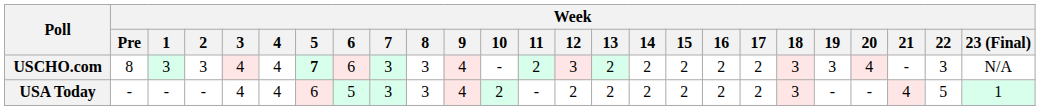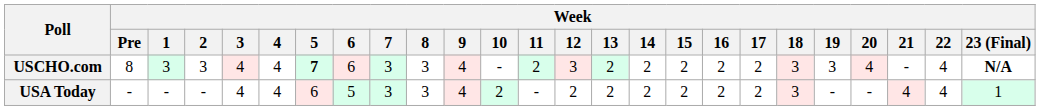(943, 67) 3 -> (943, 67) 4
(998, 67) normal -> (998, 67) bold
(943, 92) 5 -> (943, 92) 4
